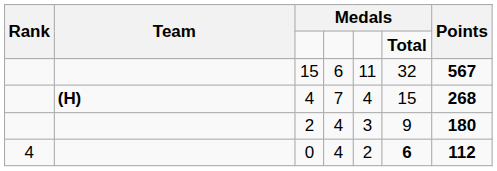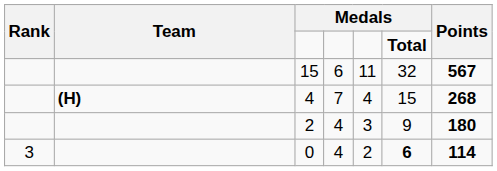(29, 152) 4 -> (29, 152) 3
(462, 152) 112 -> (462, 152) 114
